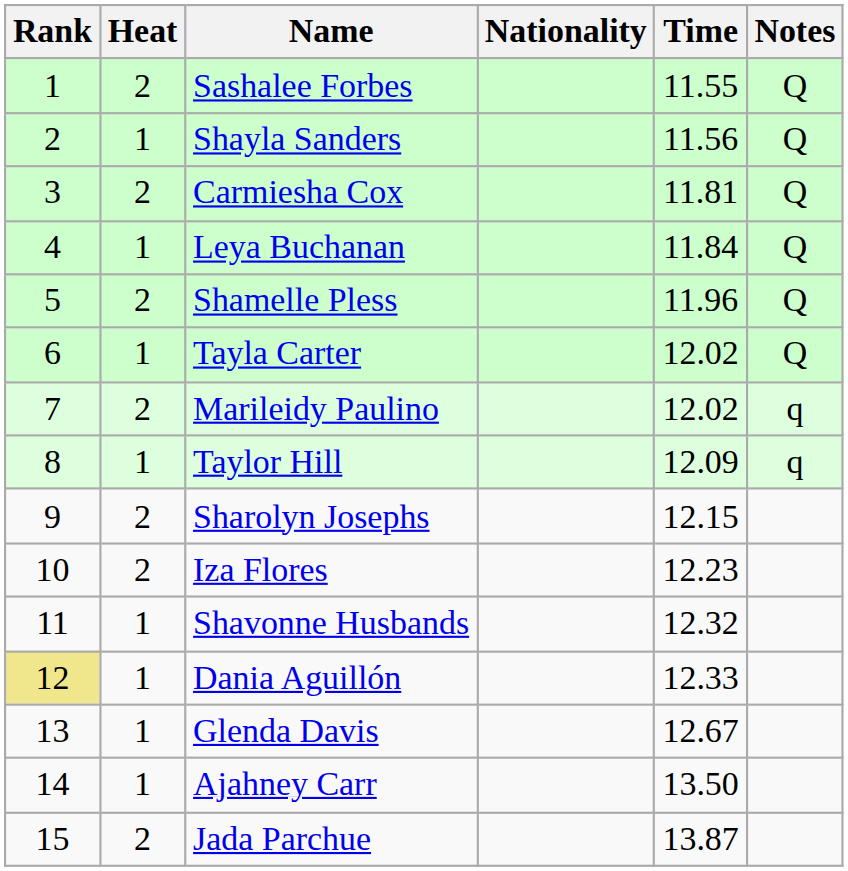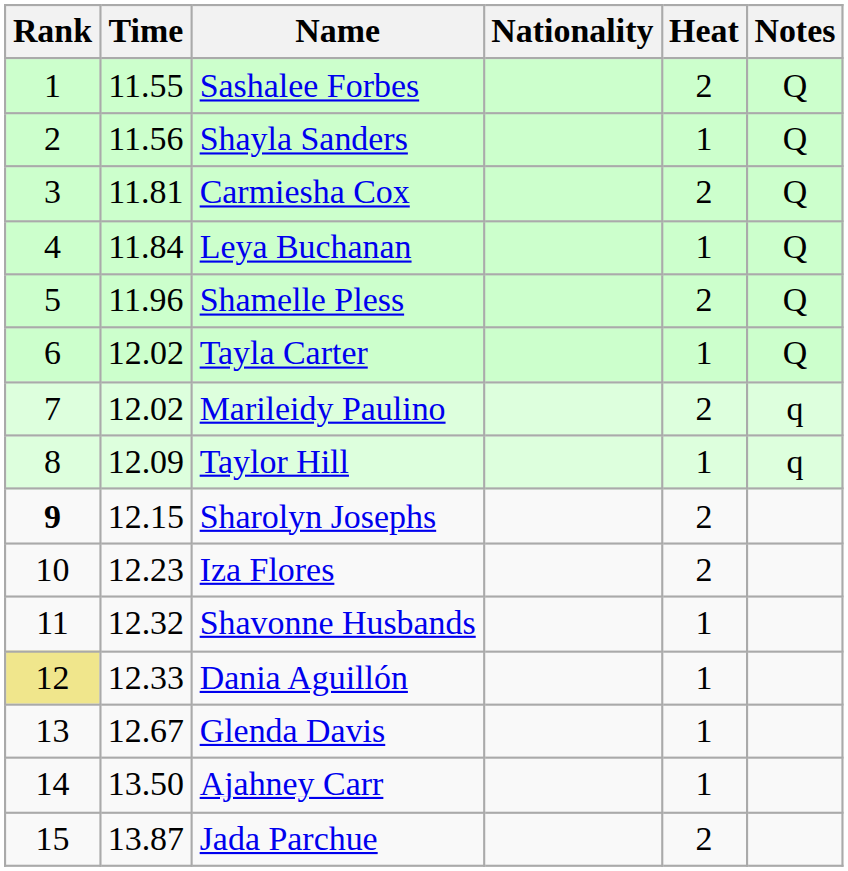columns swapped: (143, 31) <-> (701, 31)
(52, 515) normal -> (52, 515) bold
